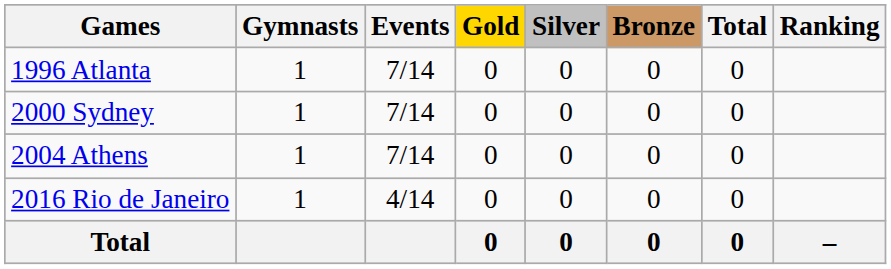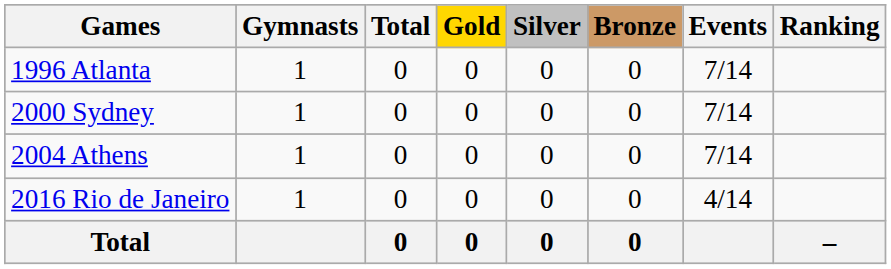columns swapped: (410, 26) <-> (737, 26)
